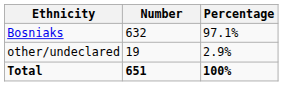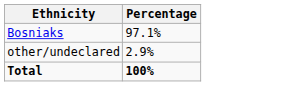- column: (162, 14)
